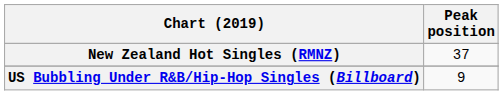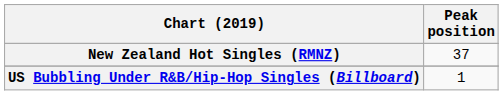(461, 78) 9 -> (461, 78) 1
